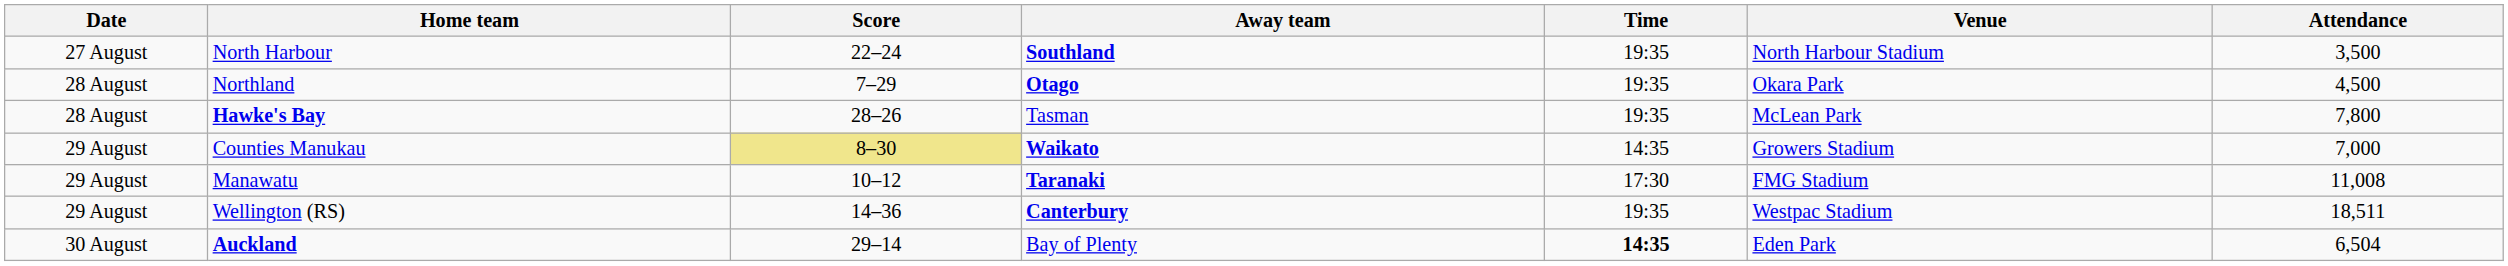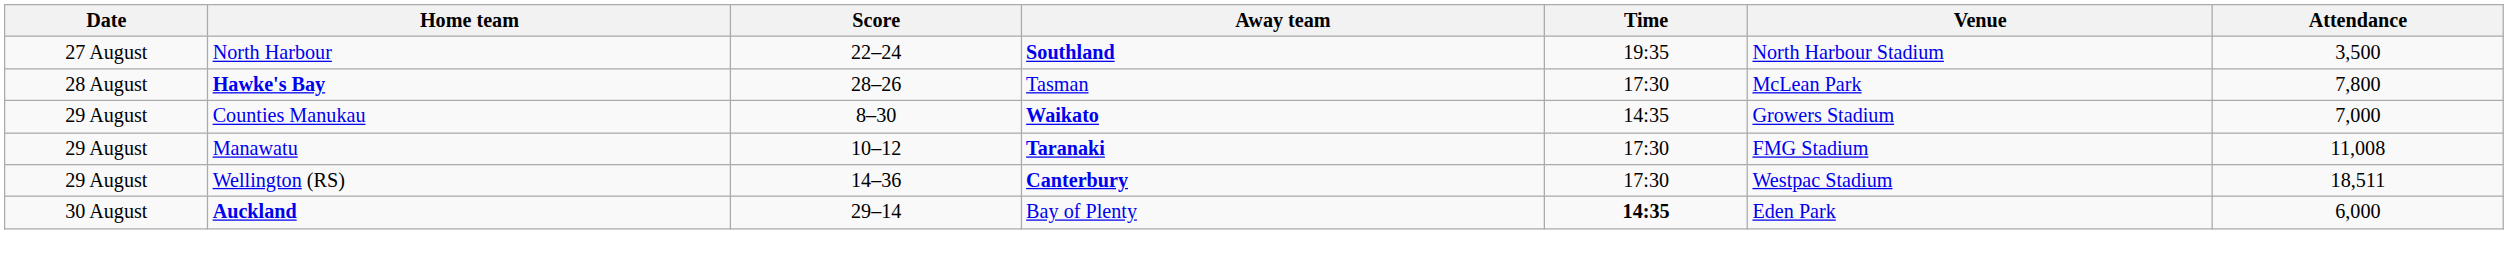- row: (253, 84)
(1646, 116) 19:35 -> (1646, 84) 17:30
(876, 148) khaki background -> (876, 116) no background
(1646, 212) 19:35 -> (1646, 180) 17:30
(2358, 244) 6,504 -> (2358, 212) 6,000
